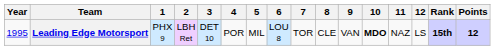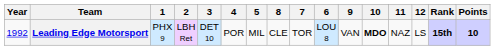columns swapped: (279, 12) <-> (327, 12)
(17, 33) 1995 -> (17, 33) 1992
(473, 33) 12 -> (473, 33) 10
